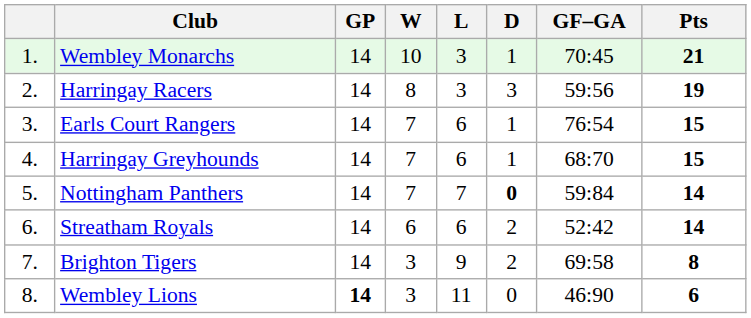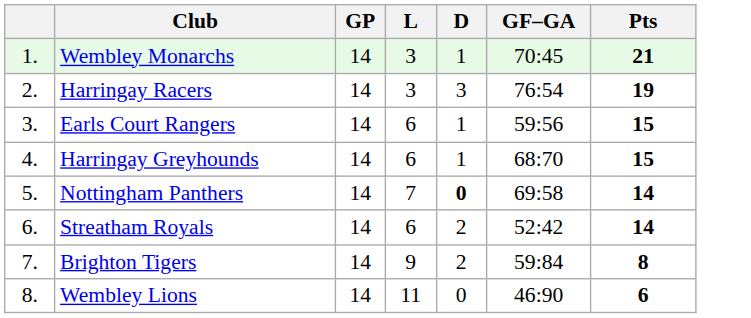- column: (411, 21)
(589, 90) 59:56 -> (539, 90) 76:54
(589, 124) 76:54 -> (539, 124) 59:56
(589, 192) 59:84 -> (539, 192) 69:58
(589, 261) 69:58 -> (539, 261) 59:84
(360, 295) bold -> (360, 295) normal
